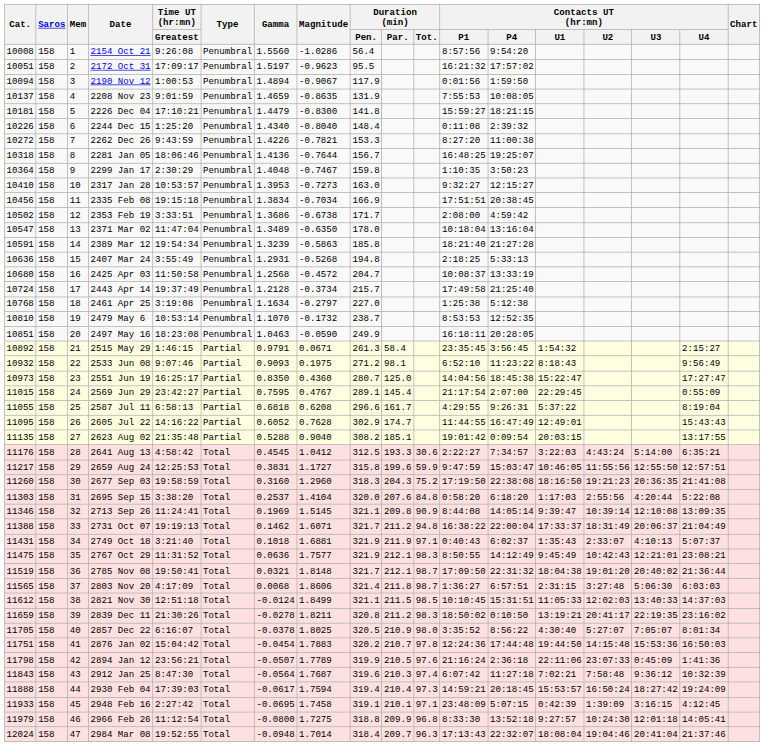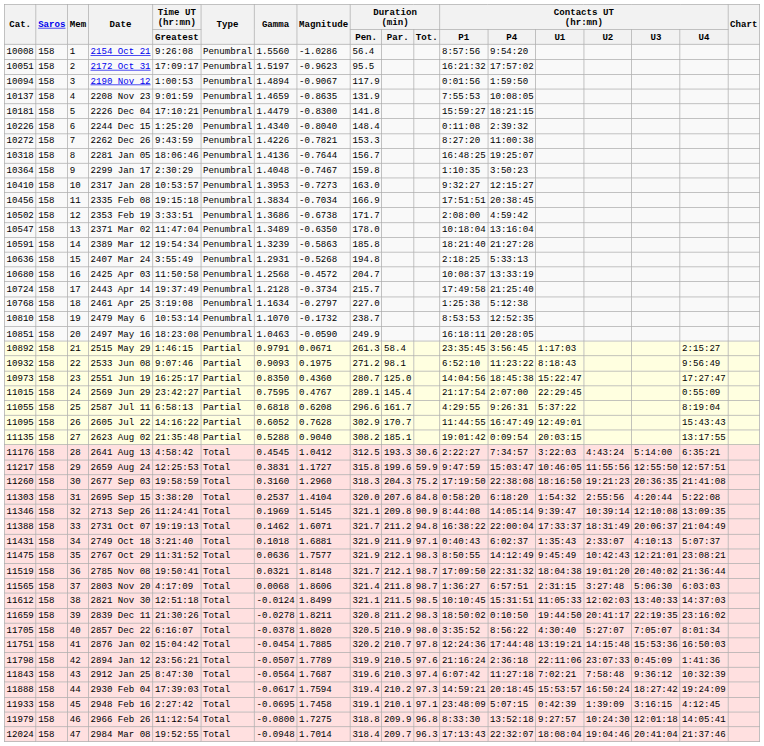(557, 349) 1:54:32 -> (557, 349) 1:17:03
(398, 423) 174.7 -> (398, 423) 170.7
(557, 497) 1:17:03 -> (557, 497) 1:54:32
(560, 616) 13:19:21 -> (560, 616) 19:44:50
(315, 630) 1.8025 -> (315, 630) 1.8020
(315, 645) 1.7883 -> (315, 645) 1.7885
(560, 645) 19:44:50 -> (560, 645) 13:19:21
(398, 690) 210.4 -> (398, 690) 210.2
